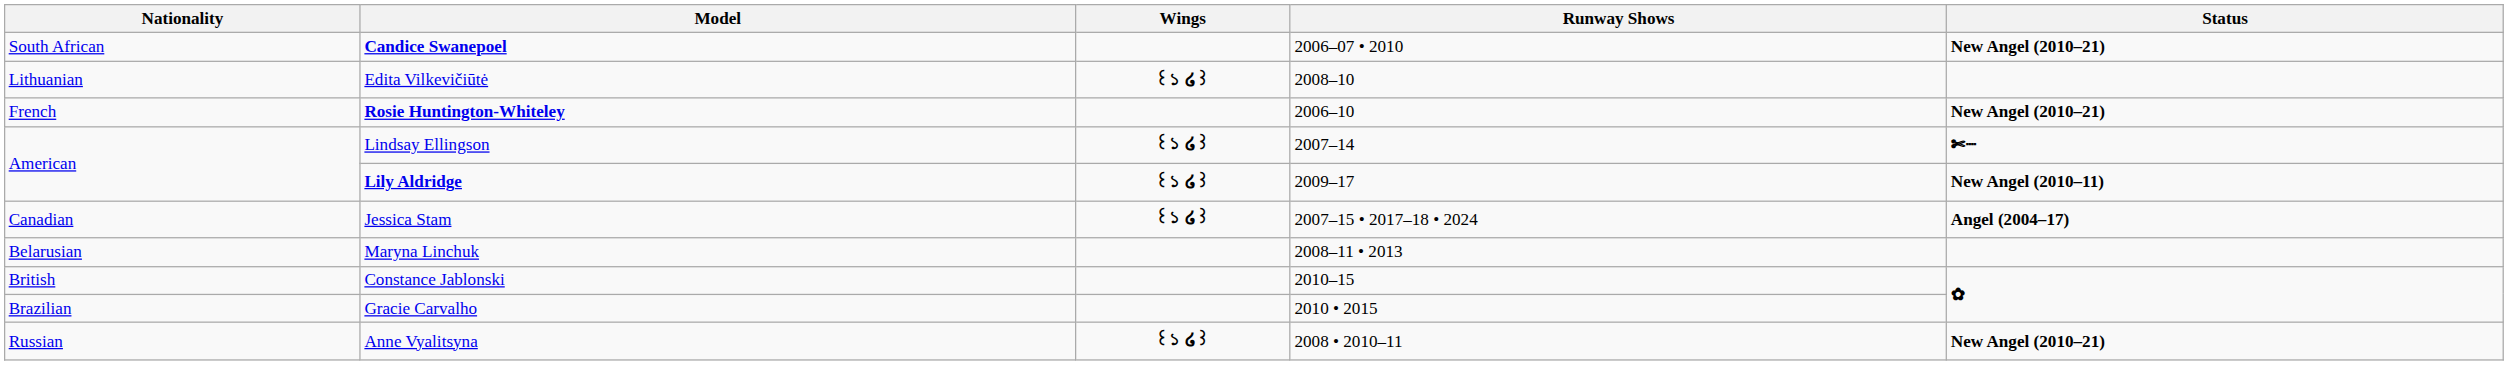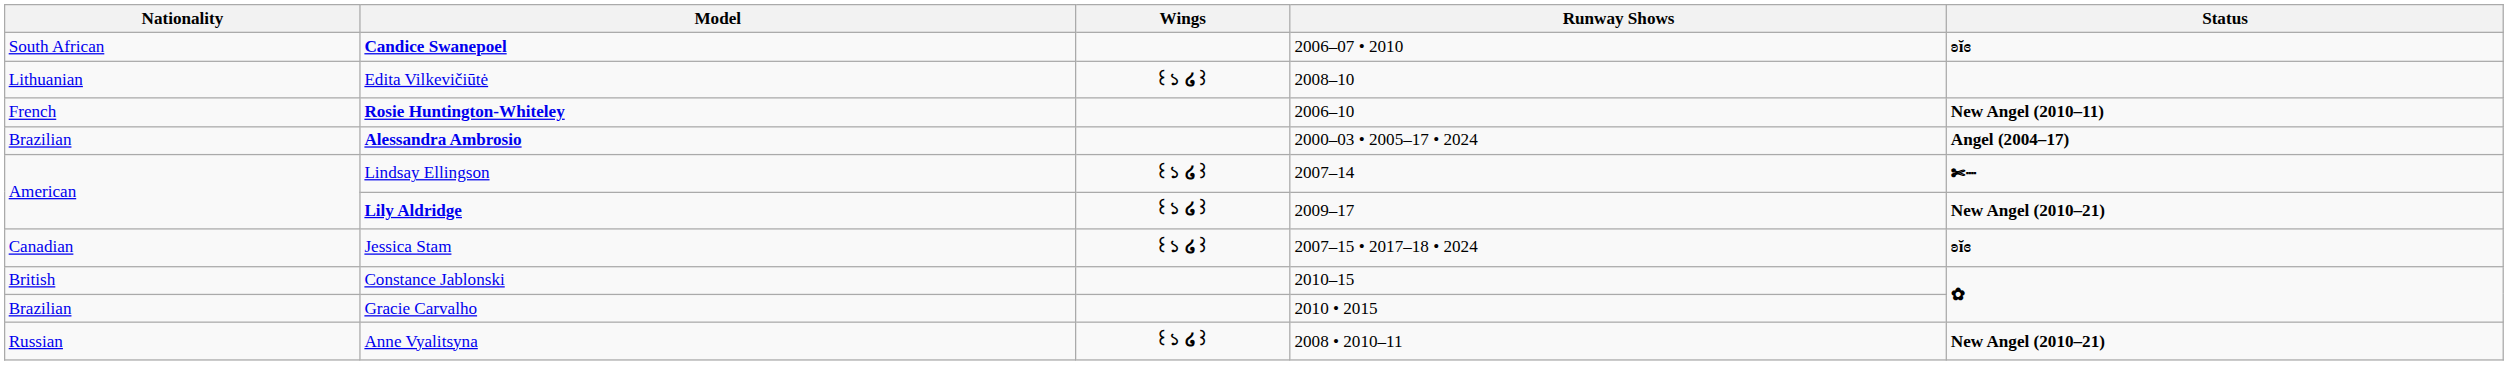(2028, 46) New Angel (2010–21) -> (1961, 46) ʚĭɞ
(2028, 111) New Angel (2010–21) -> (2027, 111) New Angel (2010–11)
+ row: (443, 140)
(2027, 181) New Angel (2010–11) -> (2028, 209) New Angel (2010–21)
(2010, 218) Angel (2004–17) -> (1961, 246) ʚĭɞ
- row: (422, 251)
